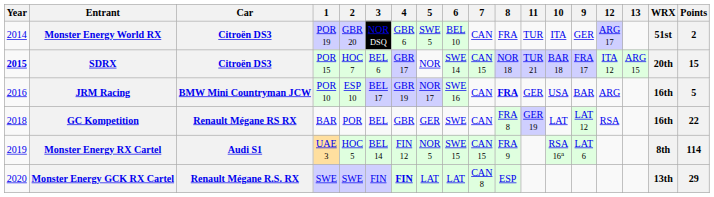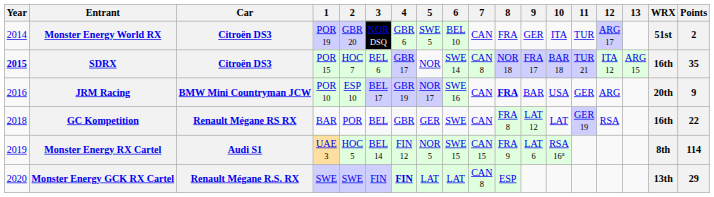columns swapped: (584, 13) <-> (533, 13)
(482, 64) CAN 15 -> (482, 64) CAN 8
(663, 64) 20th -> (663, 64) 16th
(694, 64) 15 -> (694, 64) 35
(663, 92) 16th -> (663, 92) 20th
(694, 92) 5 -> (694, 92) 9
